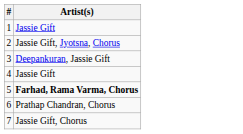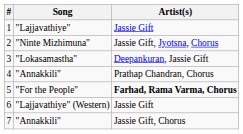+ column: (63, 12)
(35, 74) Jassie Gift -> (164, 74) Prathap Chandran, Chorus
(65, 105) Prathap Chandran, Chorus -> (134, 105) Jassie Gift
